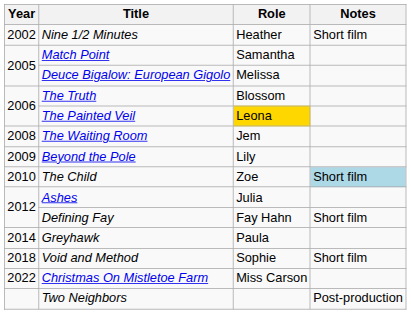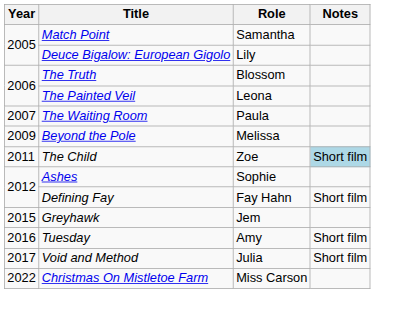- row: (90, 34)
(258, 75) Melissa -> (246, 55) Lily
(254, 116) gold background -> (254, 95) no background
(22, 136) 2008 -> (22, 116) 2007
(248, 136) Jem -> (253, 116) Paula
(246, 156) Lily -> (258, 136) Melissa
(22, 177) 2010 -> (21, 156) 2011
(249, 197) Julia -> (256, 177) Sophie
(22, 237) 2014 -> (22, 217) 2015
(253, 237) Paula -> (248, 217) Jem
+ row: (66, 237)
(22, 258) 2018 -> (22, 258) 2017
(256, 258) Sophie -> (249, 258) Julia
- row: (84, 298)
